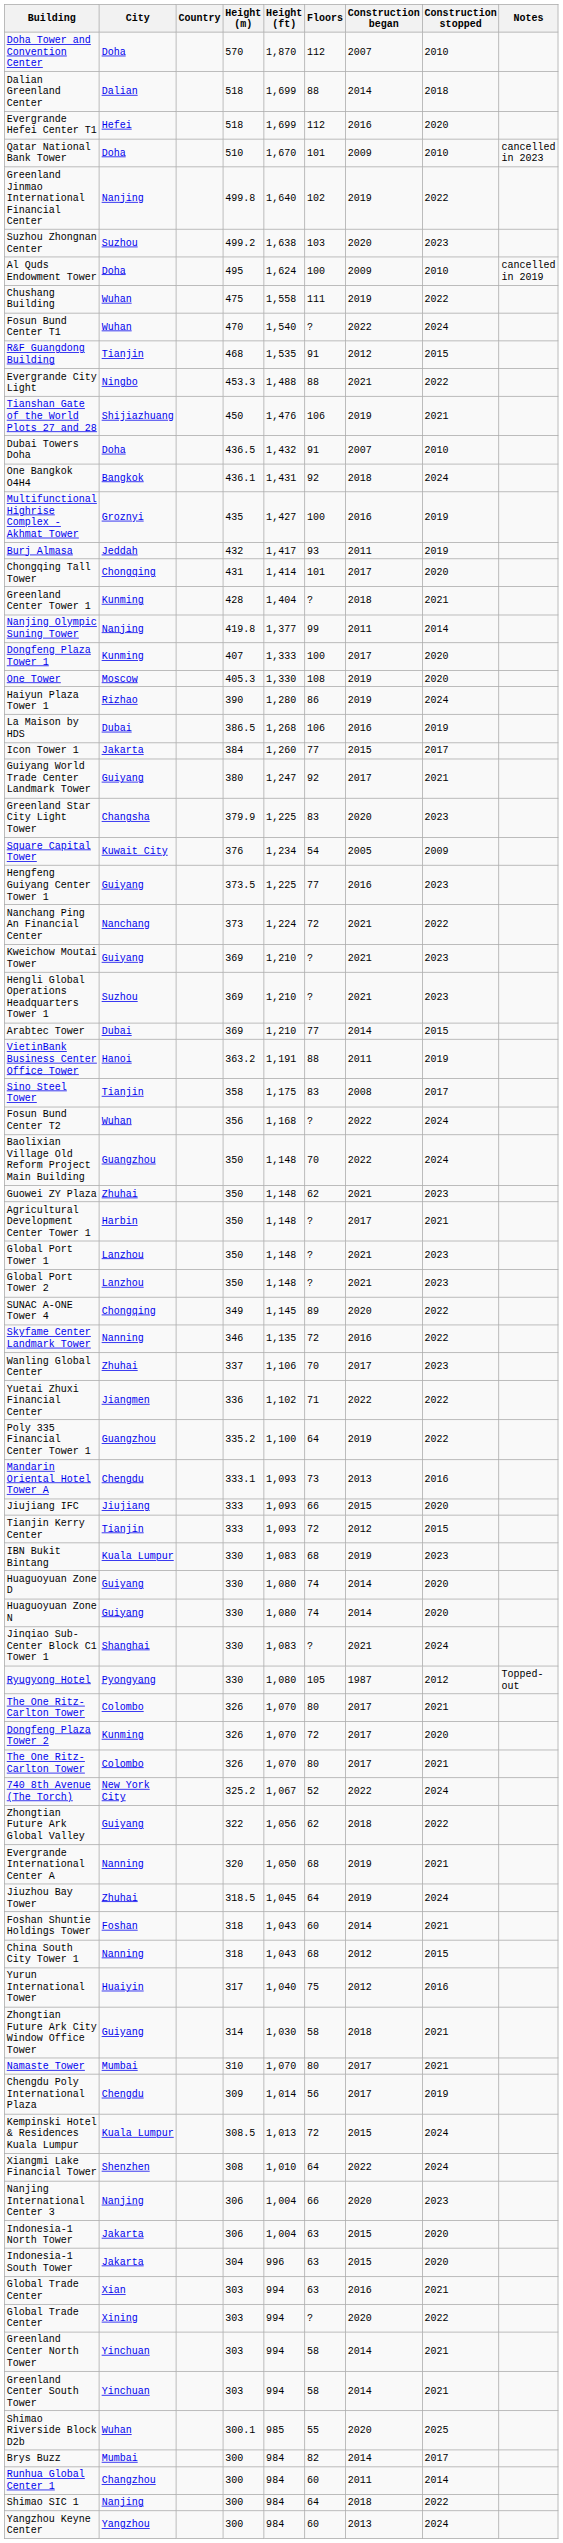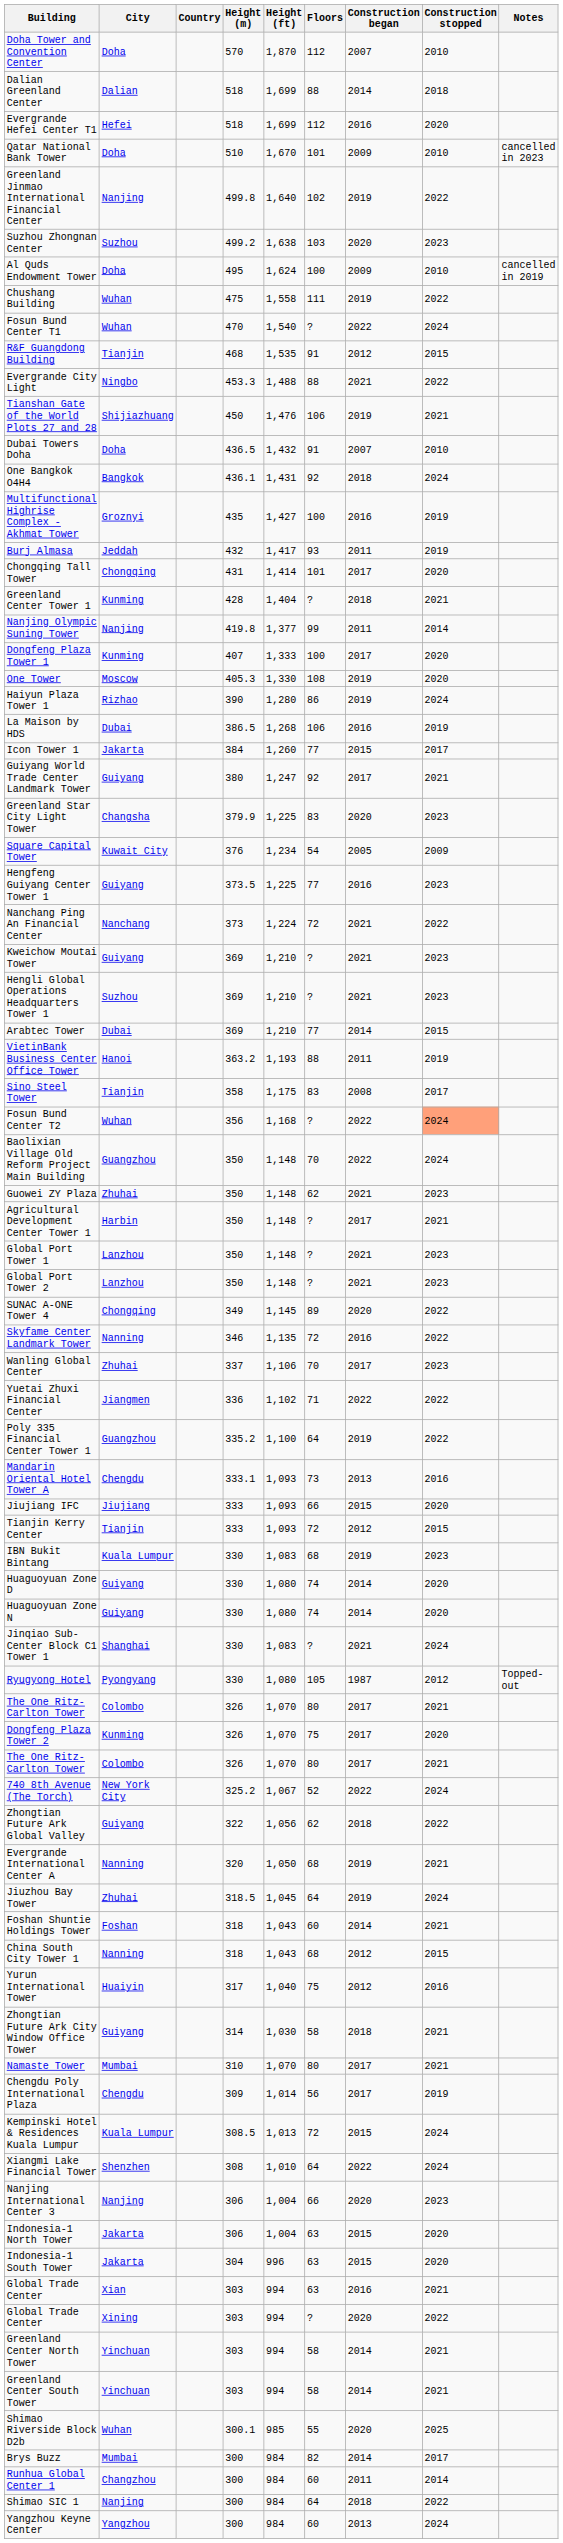(281, 1059) 1,191 -> (281, 1059) 1,193
(437, 1121) no background -> (437, 1121) lightsalmon background
(313, 1736) 72 -> (313, 1736) 75
